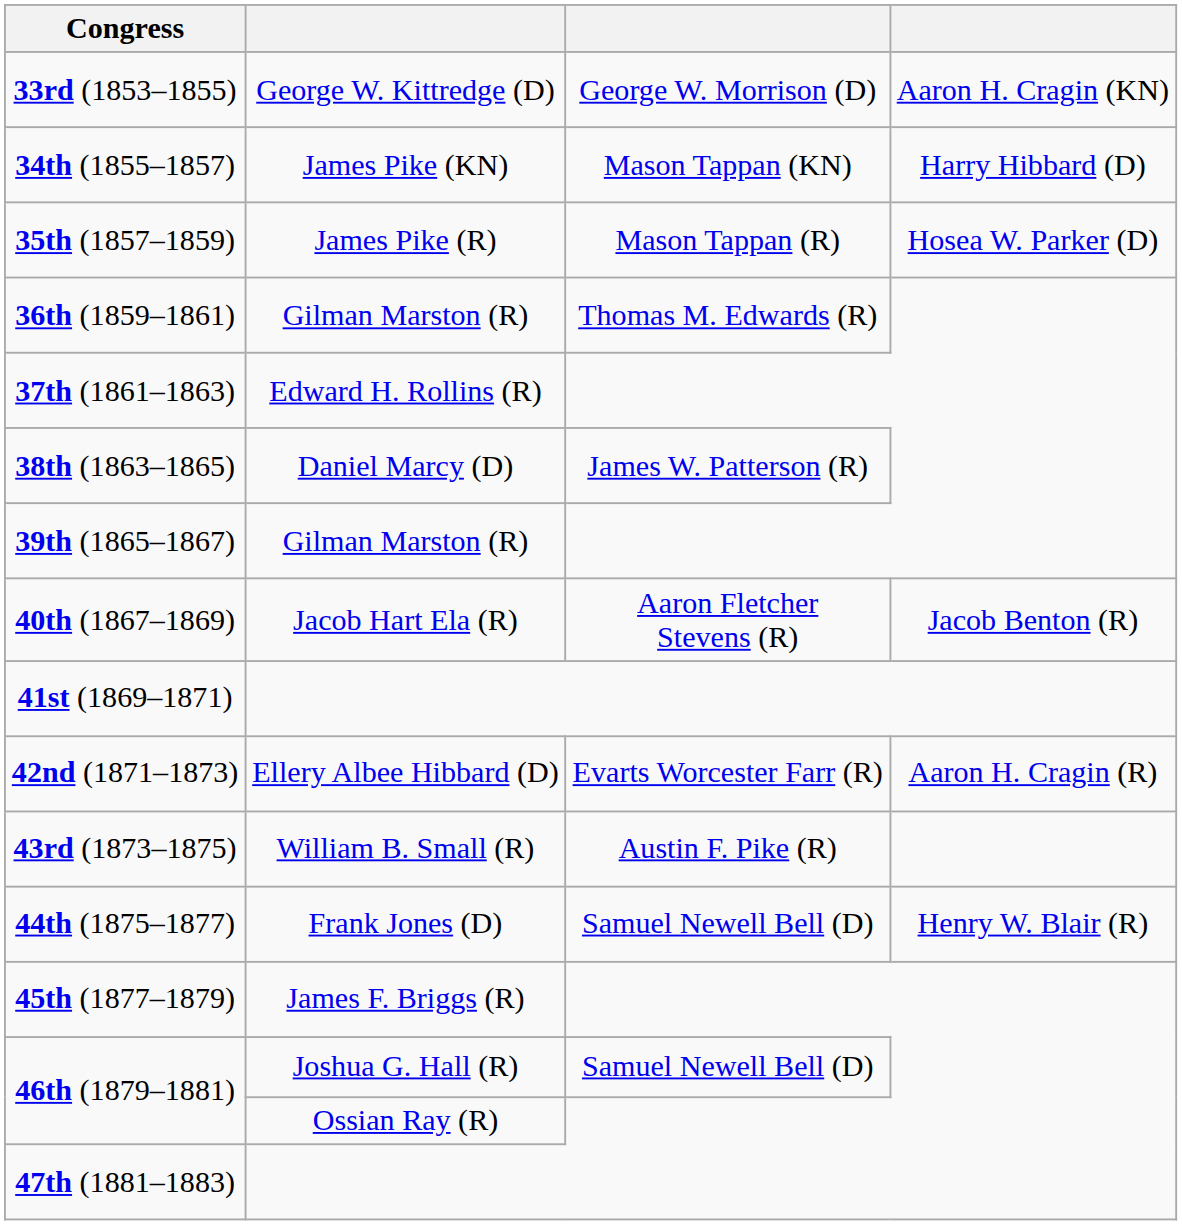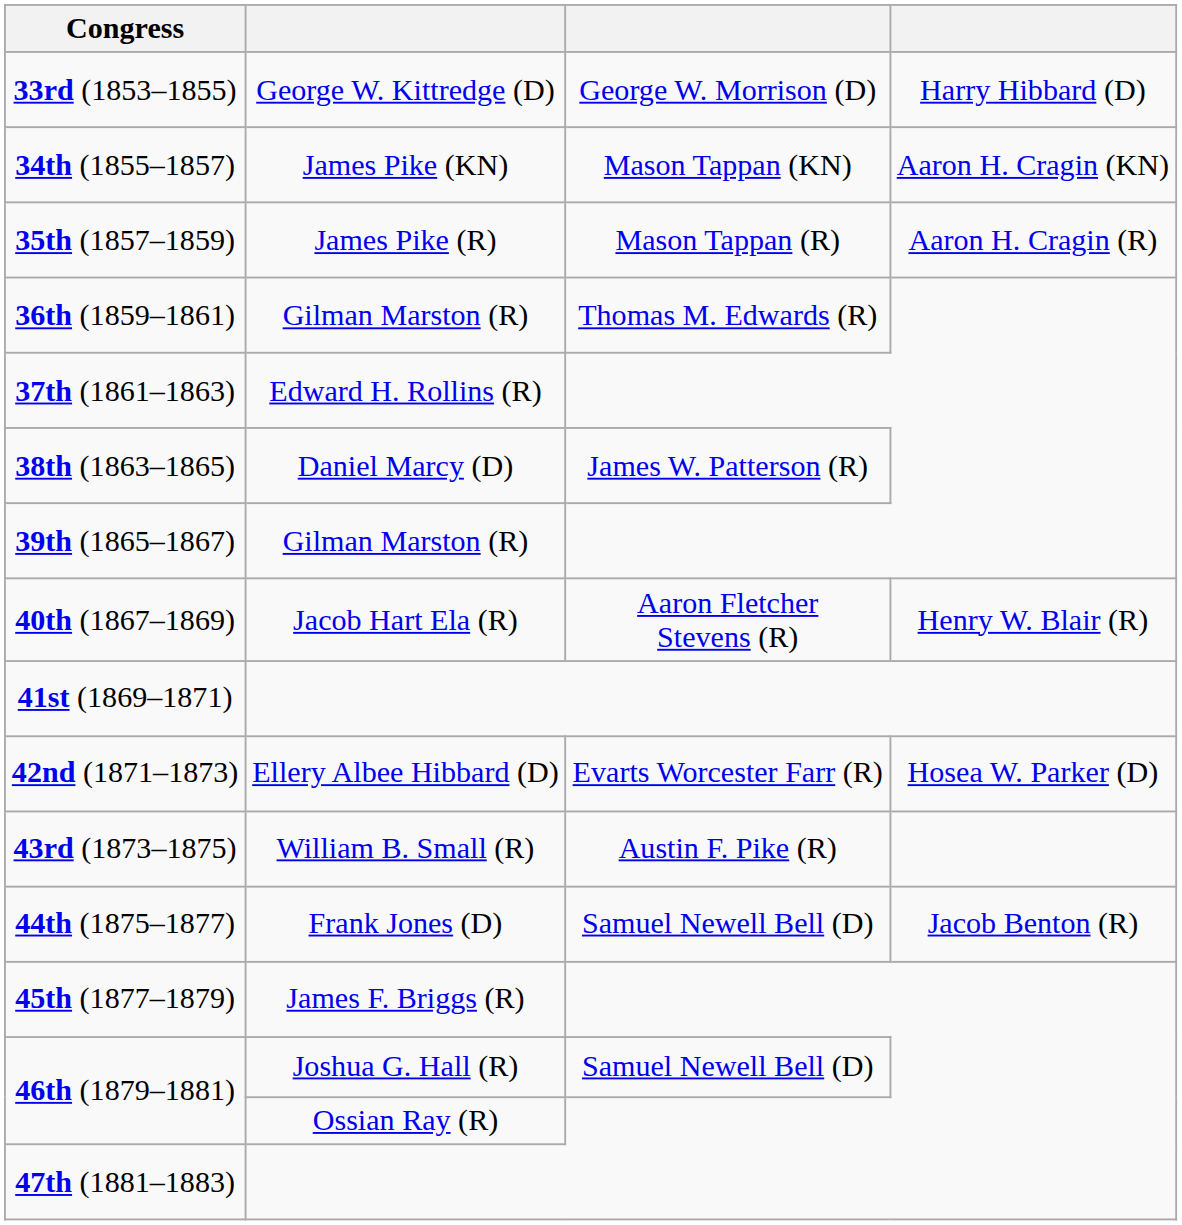(1033, 89) Aaron H. Cragin (KN) -> (1033, 89) Harry Hibbard (D)
(1033, 165) Harry Hibbard (D) -> (1033, 165) Aaron H. Cragin (KN)
(1033, 240) Hosea W. Parker (D) -> (1033, 240) Aaron H. Cragin (R)
(1033, 619) Jacob Benton (R) -> (1033, 619) Henry W. Blair (R)
(1033, 772) Aaron H. Cragin (R) -> (1033, 772) Hosea W. Parker (D)
(1033, 923) Henry W. Blair (R) -> (1033, 923) Jacob Benton (R)
